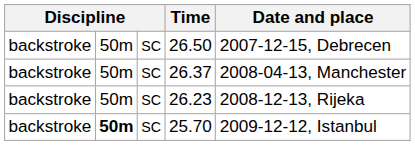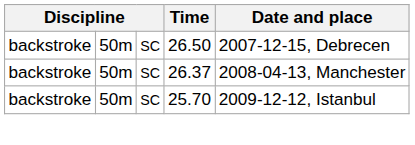- row: (190, 99)
(116, 126) bold -> (116, 99) normal
